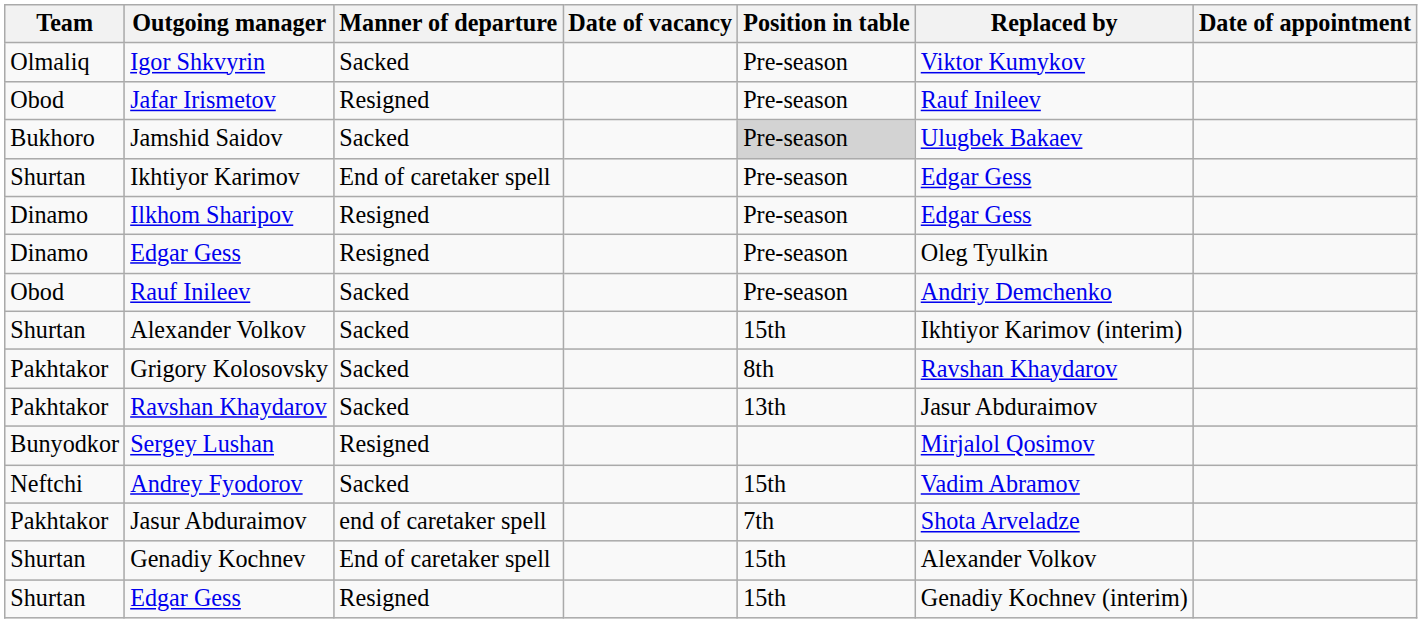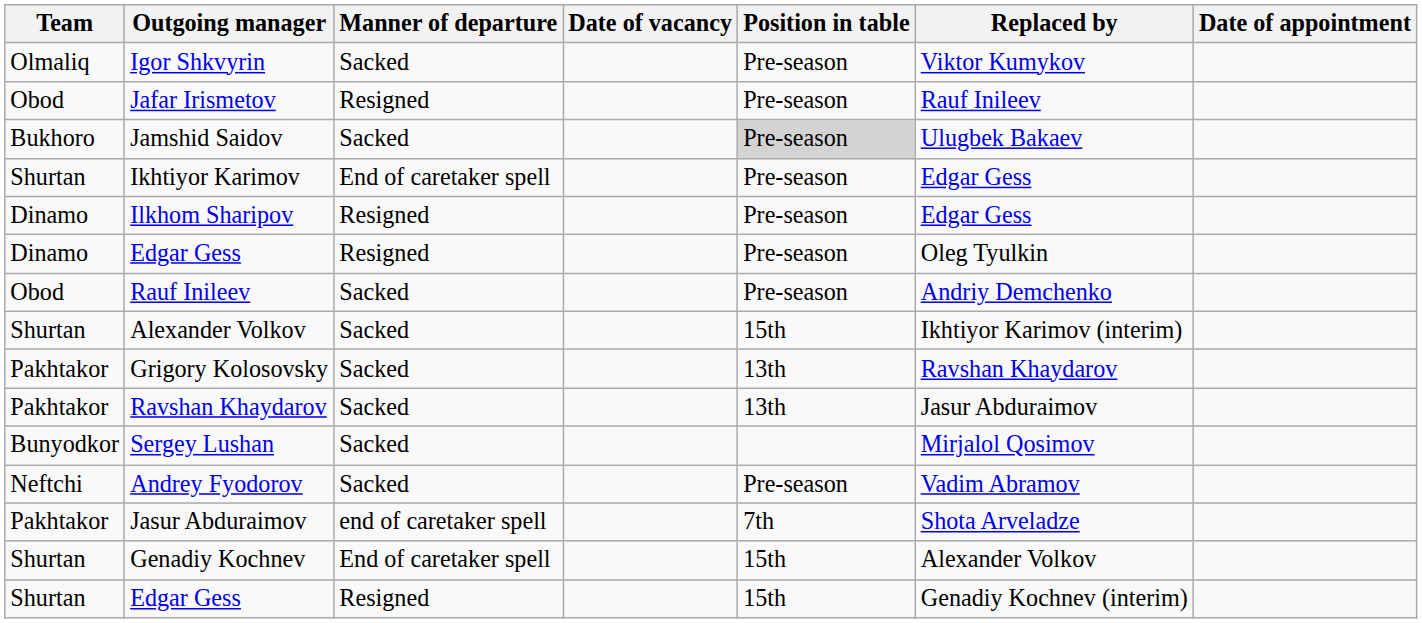(759, 368) 8th -> (765, 368) 13th
(384, 445) Resigned -> (374, 445) Sacked
(765, 483) 15th -> (795, 483) Pre-season
